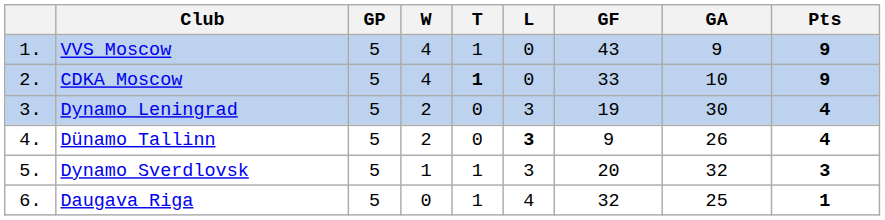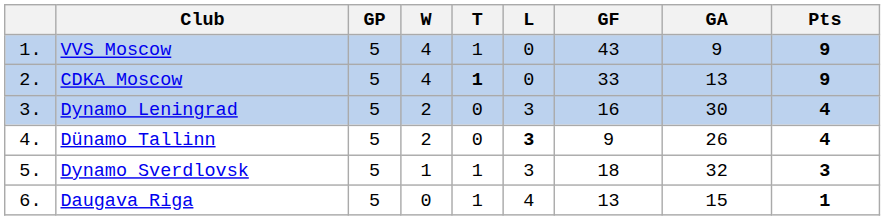(717, 80) 10 -> (717, 80) 13
(609, 110) 19 -> (609, 110) 16
(609, 170) 20 -> (609, 170) 18
(609, 200) 32 -> (609, 200) 13
(717, 200) 25 -> (717, 200) 15
